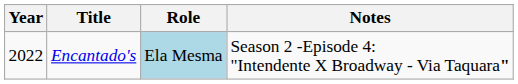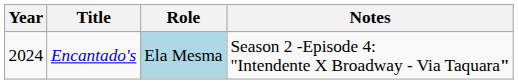(26, 55) 2022 -> (26, 55) 2024
